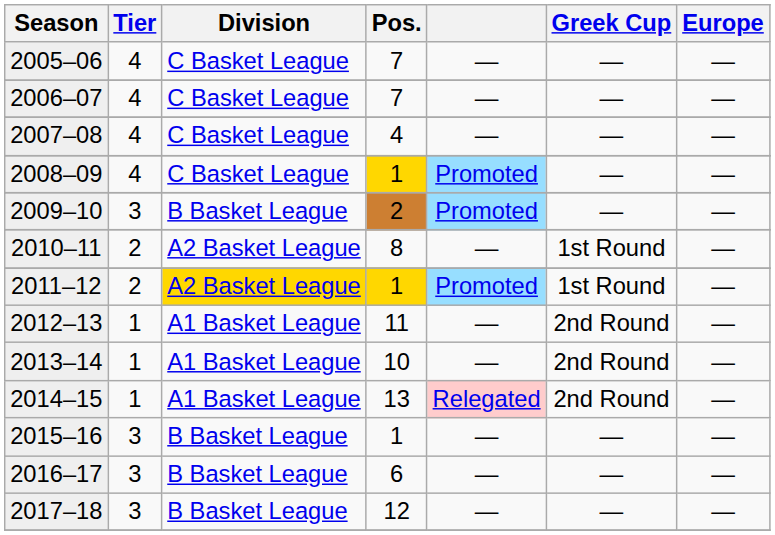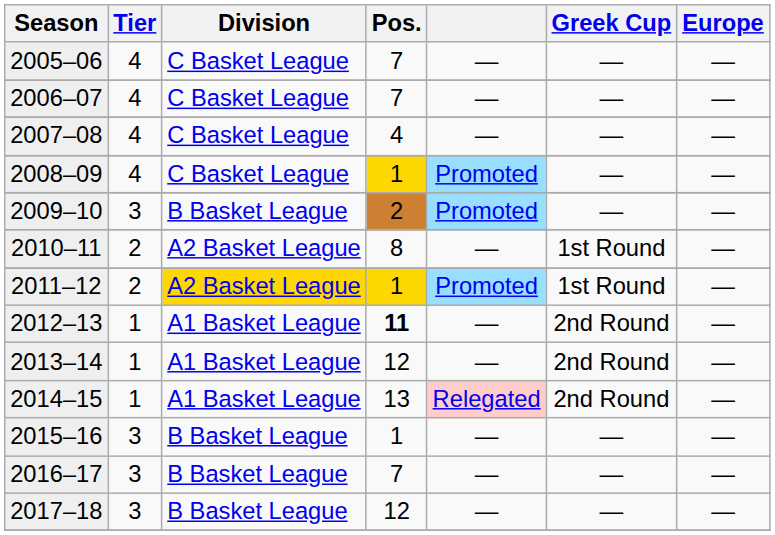(397, 323) normal -> (397, 323) bold
(397, 361) 10 -> (397, 361) 12
(397, 473) 6 -> (397, 473) 7
